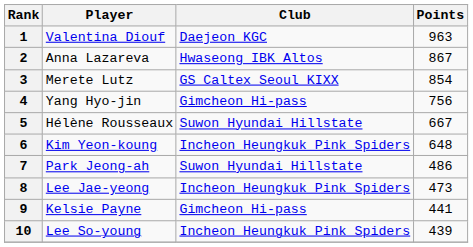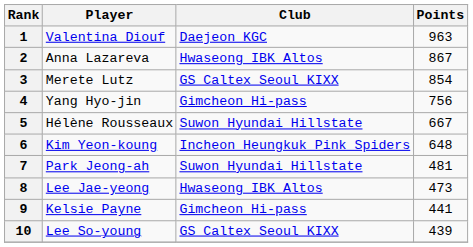(440, 167) 486 -> (440, 167) 481
(295, 188) Incheon Heungkuk Pink Spiders -> (251, 188) Hwaseong IBK Altos
(295, 231) Incheon Heungkuk Pink Spiders -> (259, 231) GS Caltex Seoul KIXX
